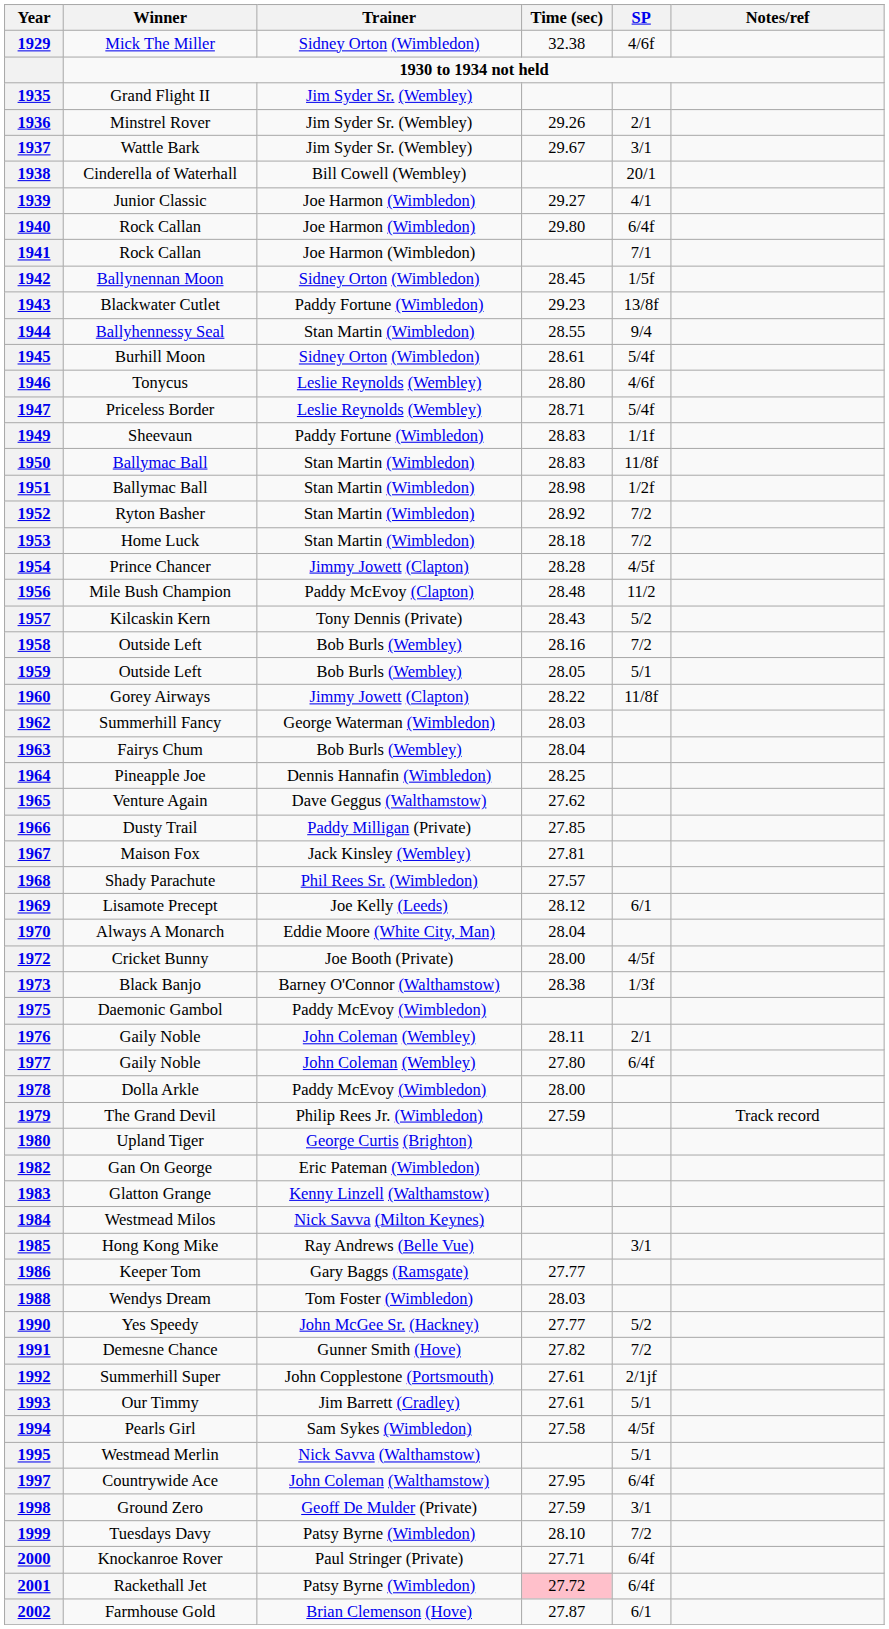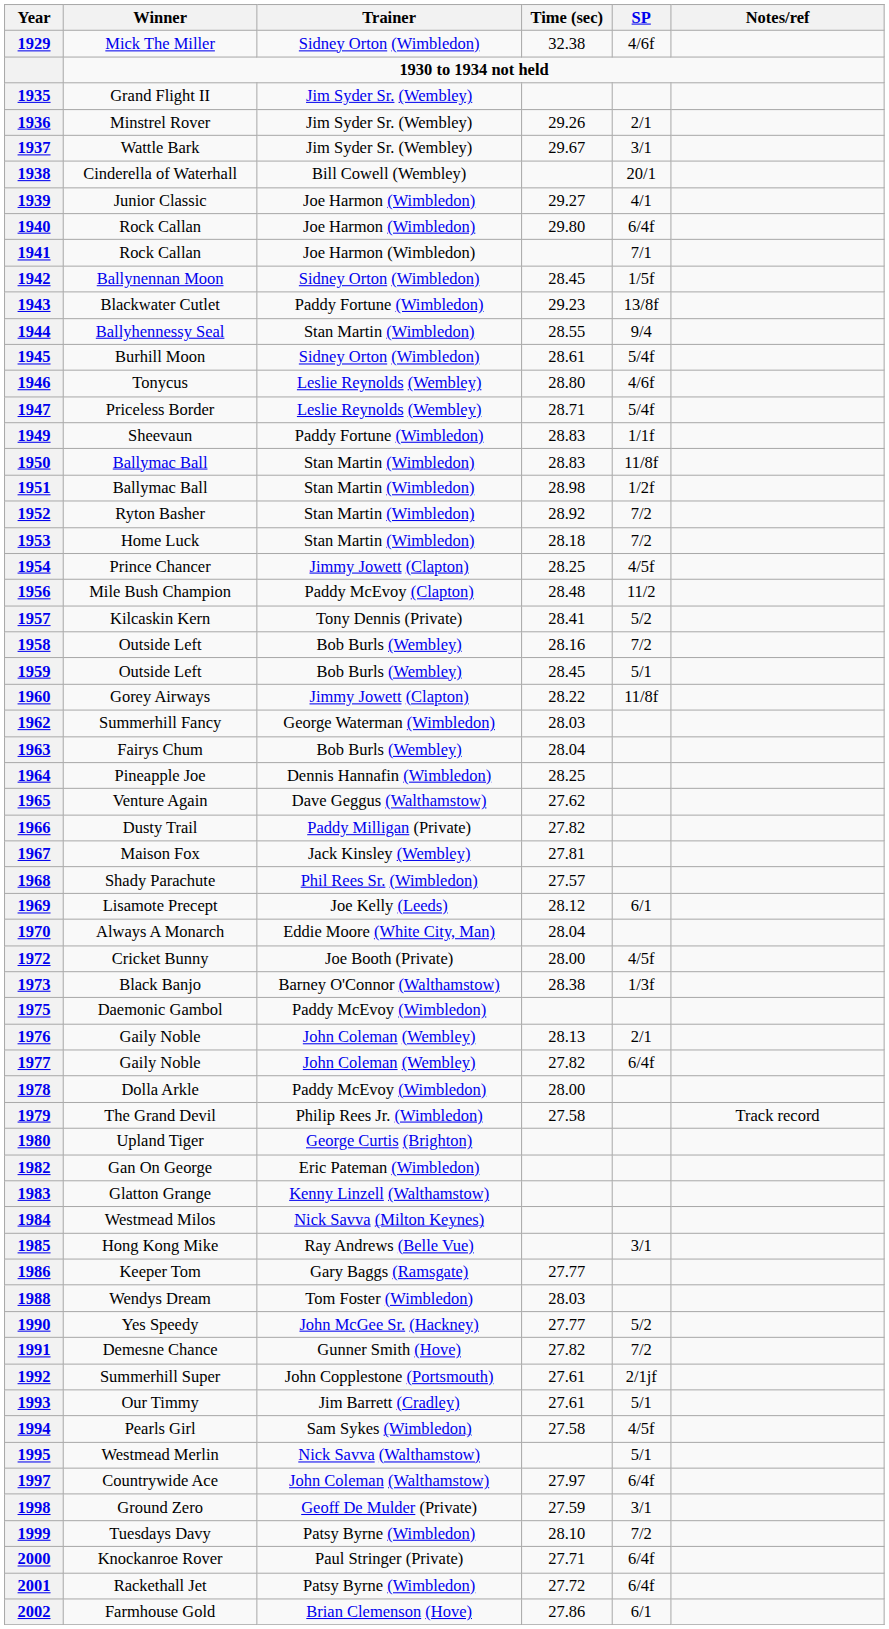(567, 566) 28.28 -> (567, 566) 28.25
(567, 618) 28.43 -> (567, 618) 28.41
(567, 670) 28.05 -> (567, 670) 28.45
(567, 827) 27.85 -> (567, 827) 27.82
(567, 1036) 28.11 -> (567, 1036) 28.13
(567, 1063) 27.80 -> (567, 1063) 27.82
(567, 1115) 27.59 -> (567, 1115) 27.58
(567, 1481) 27.95 -> (567, 1481) 27.97
(567, 1585) pink background -> (567, 1585) no background
(567, 1611) 27.87 -> (567, 1611) 27.86
